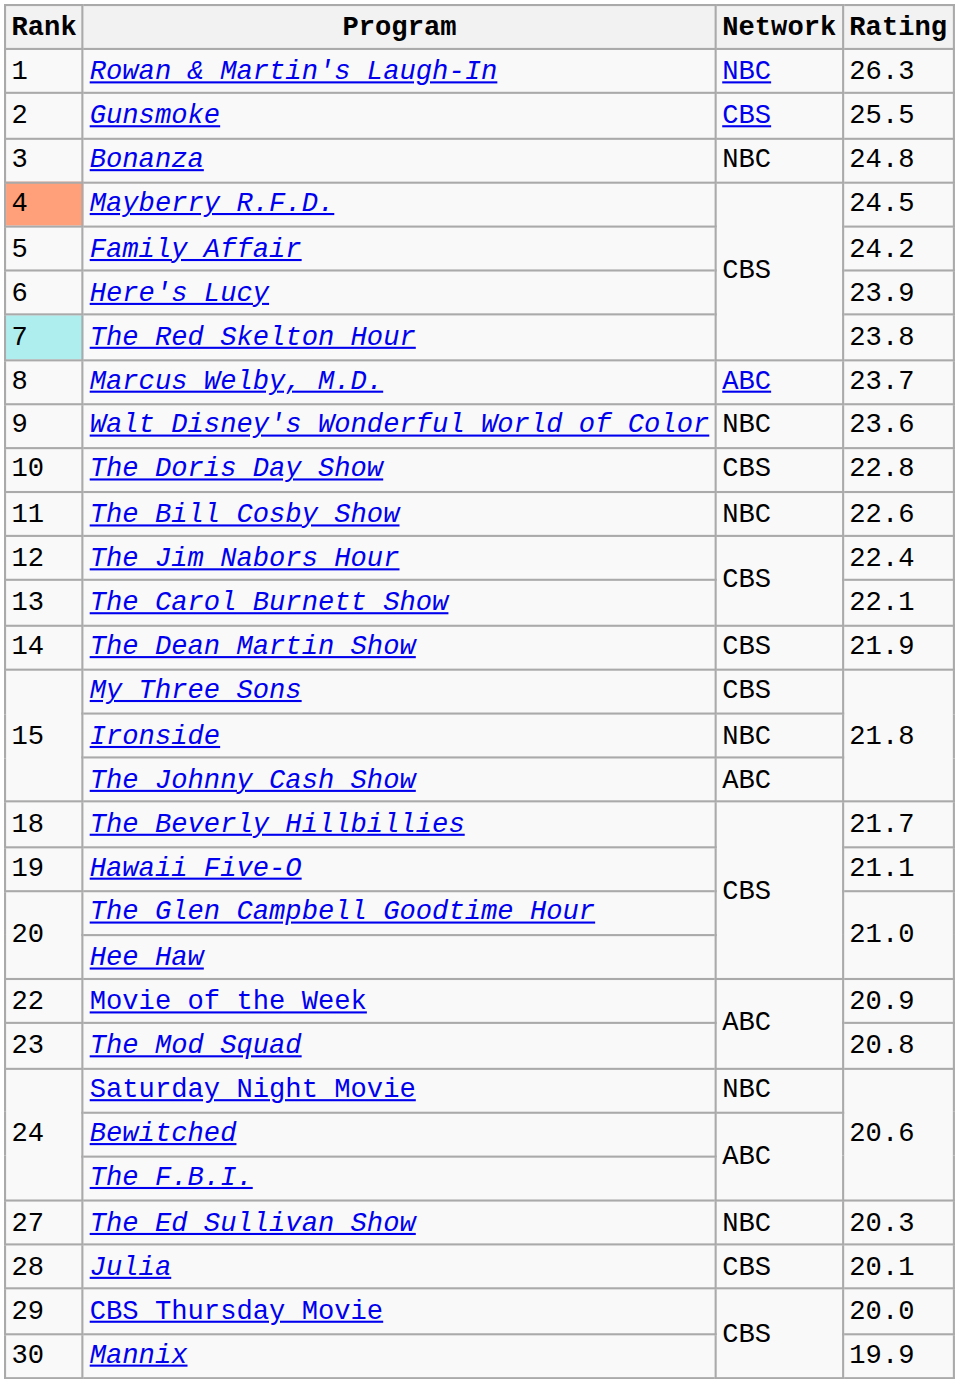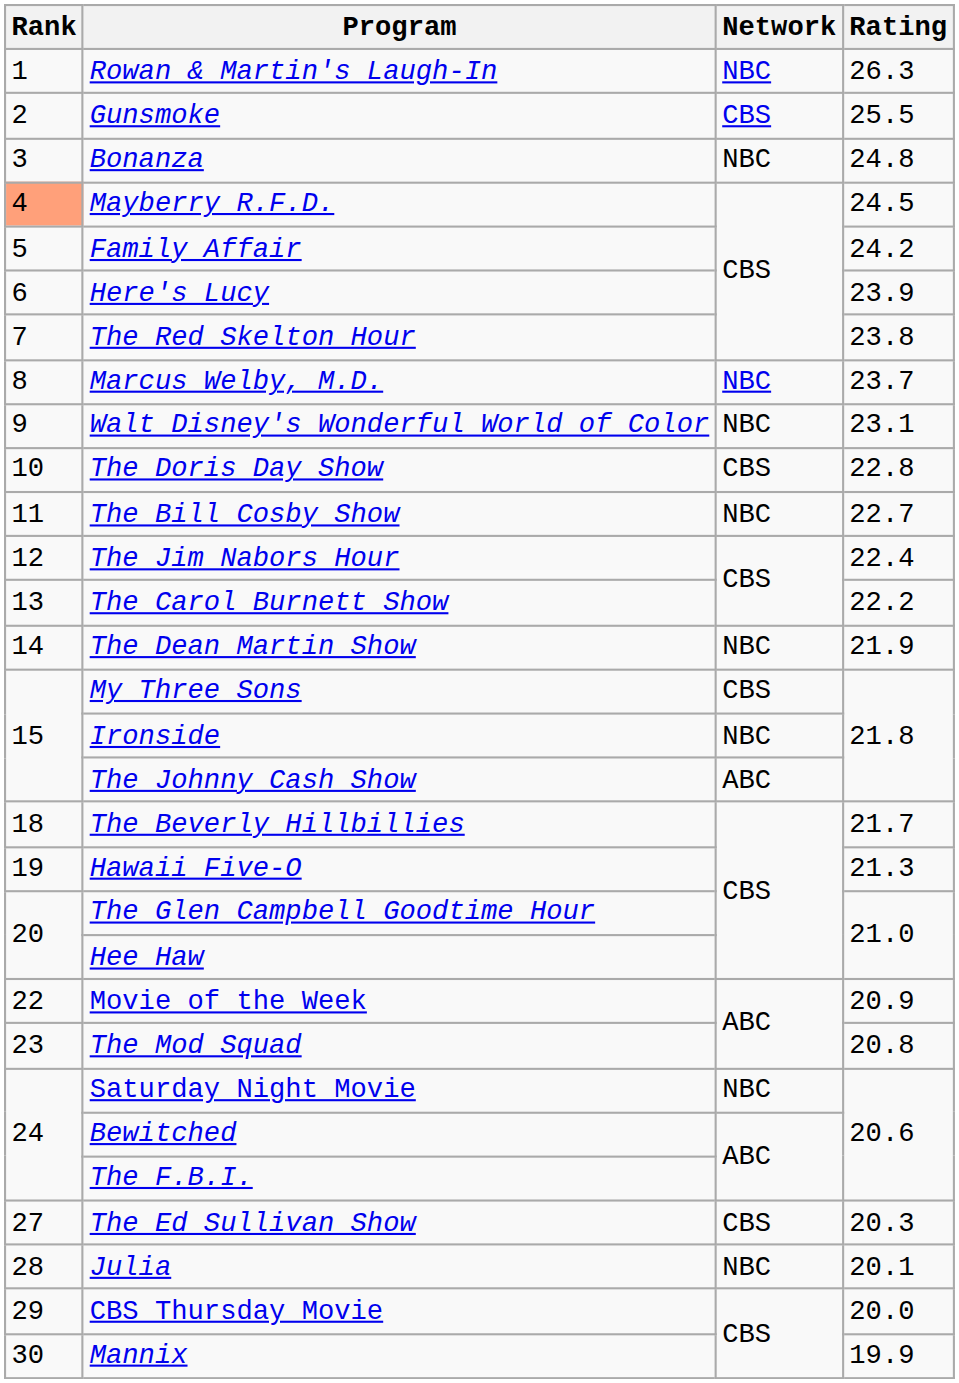(20, 337) paleturquoise background -> (20, 337) no background
(747, 381) ABC -> (747, 381) NBC
(882, 426) 23.6 -> (882, 426) 23.1
(882, 514) 22.6 -> (882, 514) 22.7
(882, 603) 22.1 -> (882, 603) 22.2
(747, 647) CBS -> (747, 647) NBC
(882, 869) 21.1 -> (882, 869) 21.3
(747, 1223) NBC -> (747, 1223) CBS
(747, 1267) CBS -> (747, 1267) NBC
